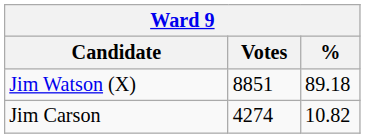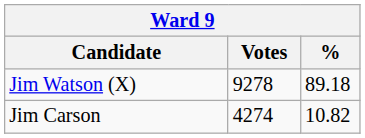(253, 84) 8851 -> (253, 84) 9278
